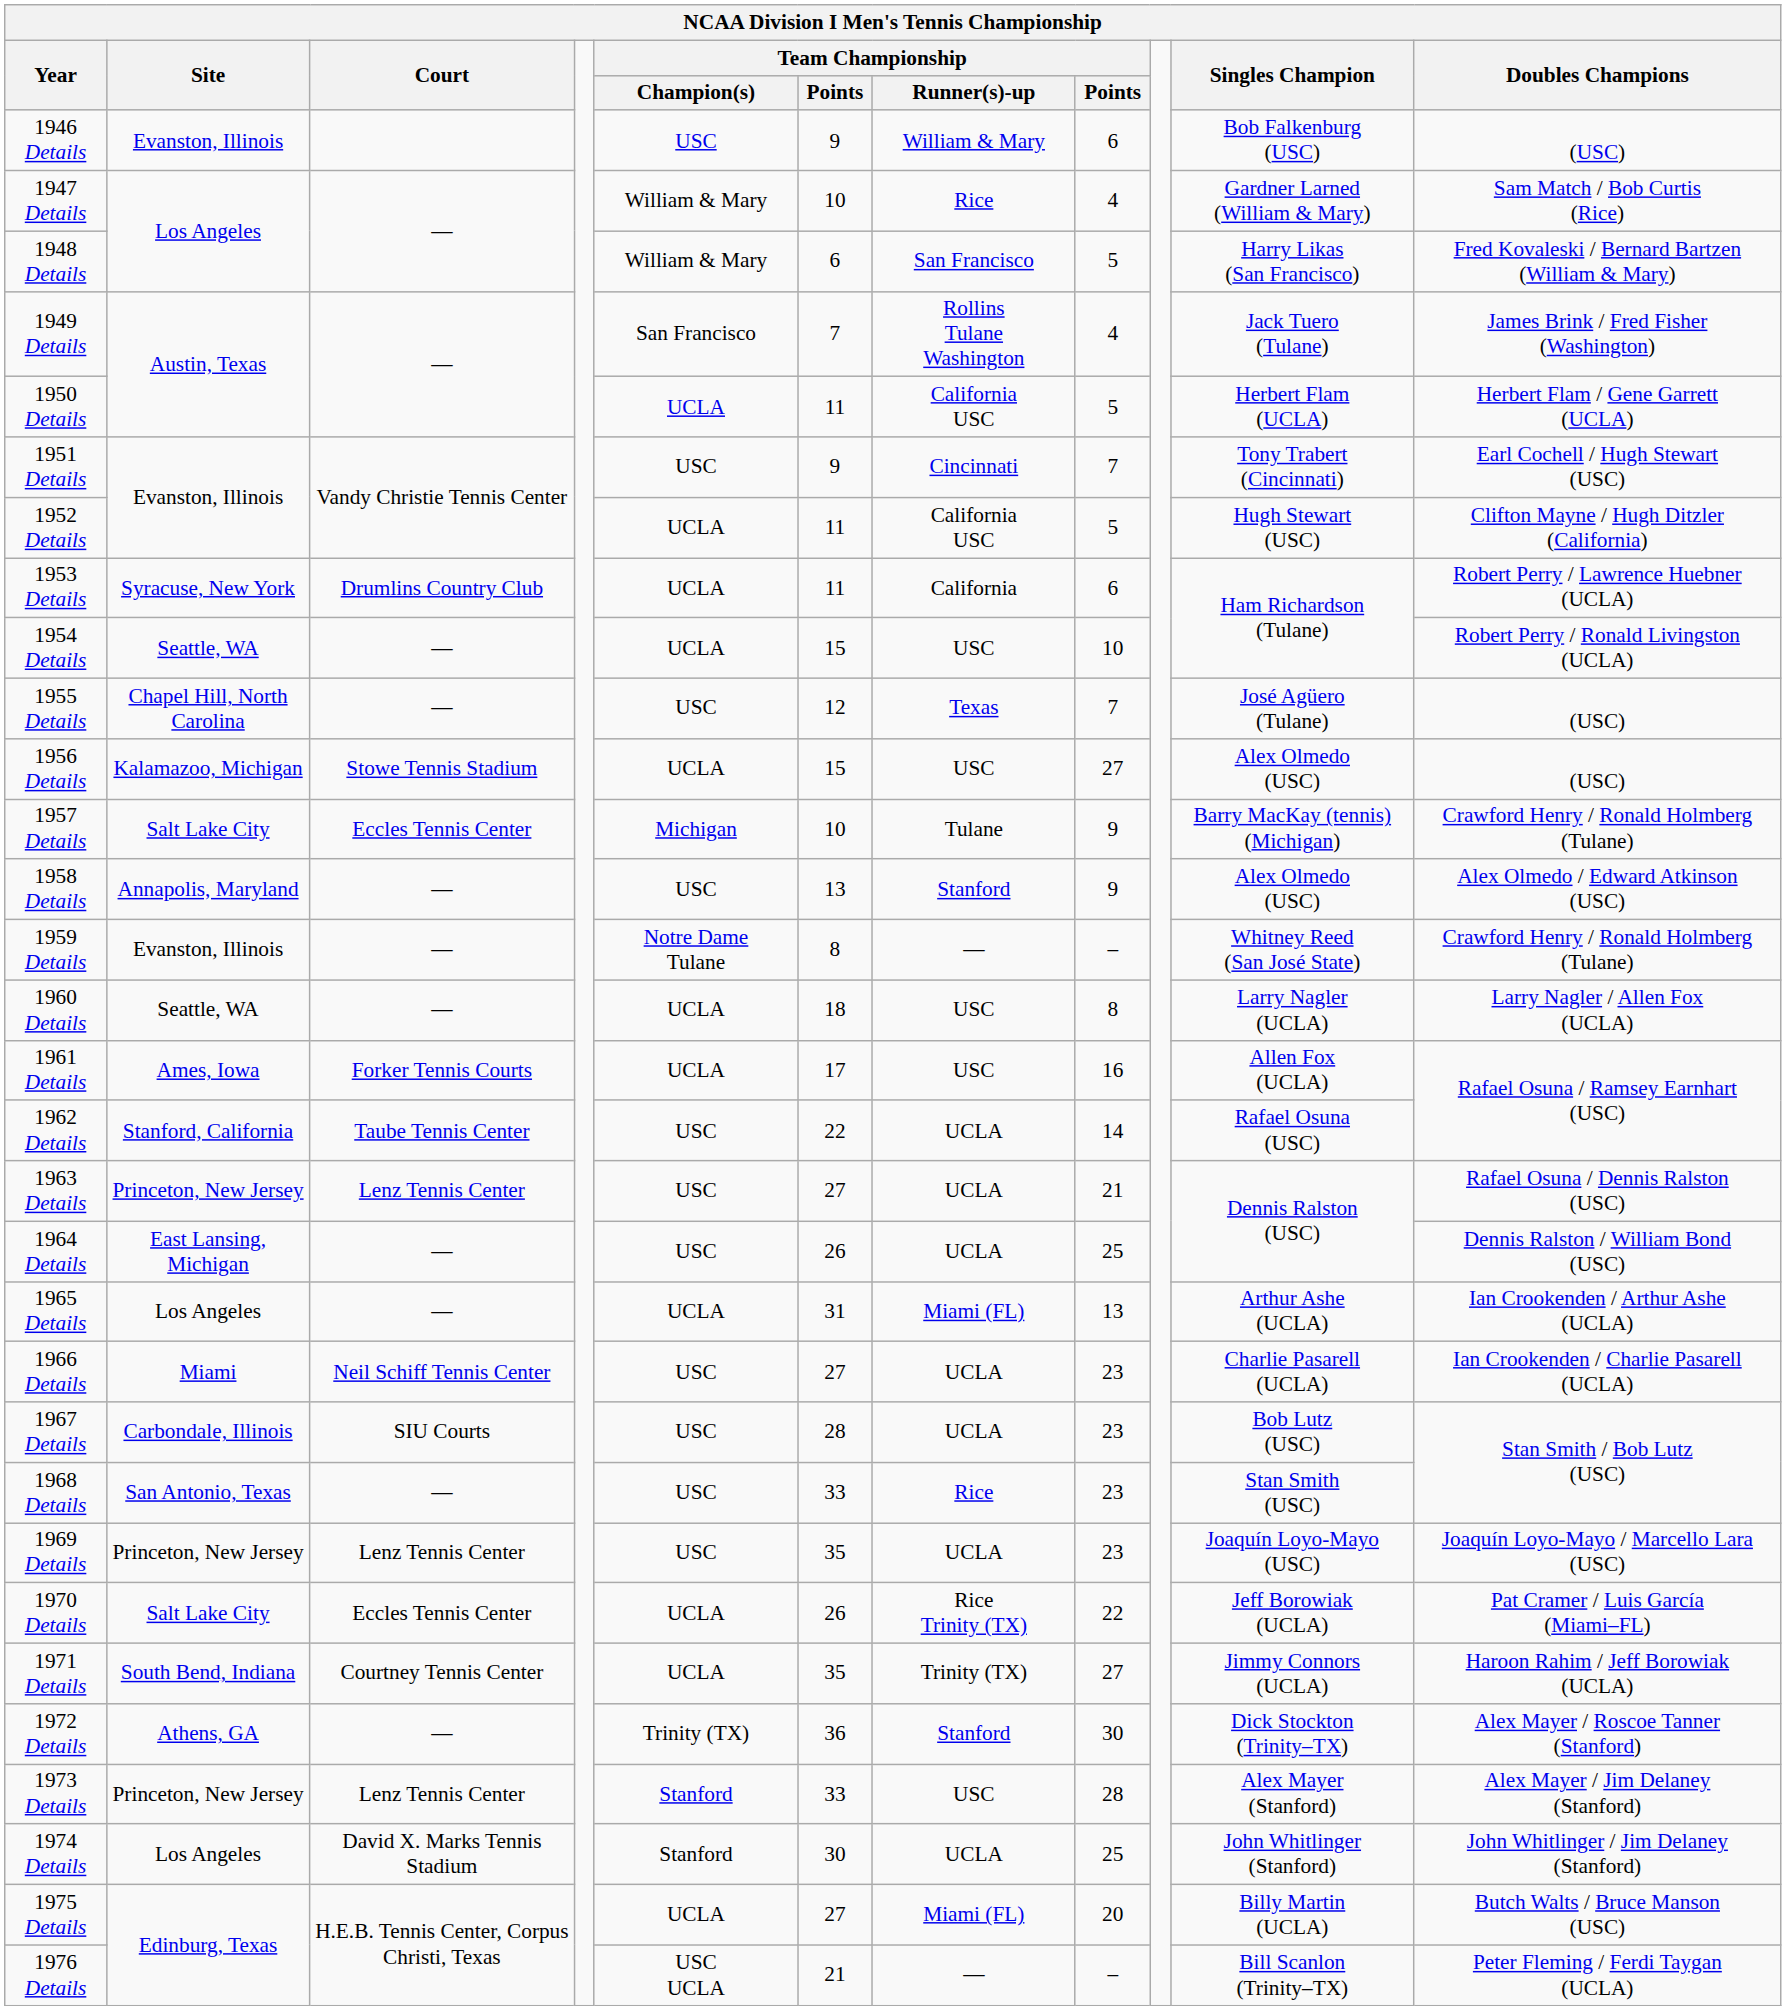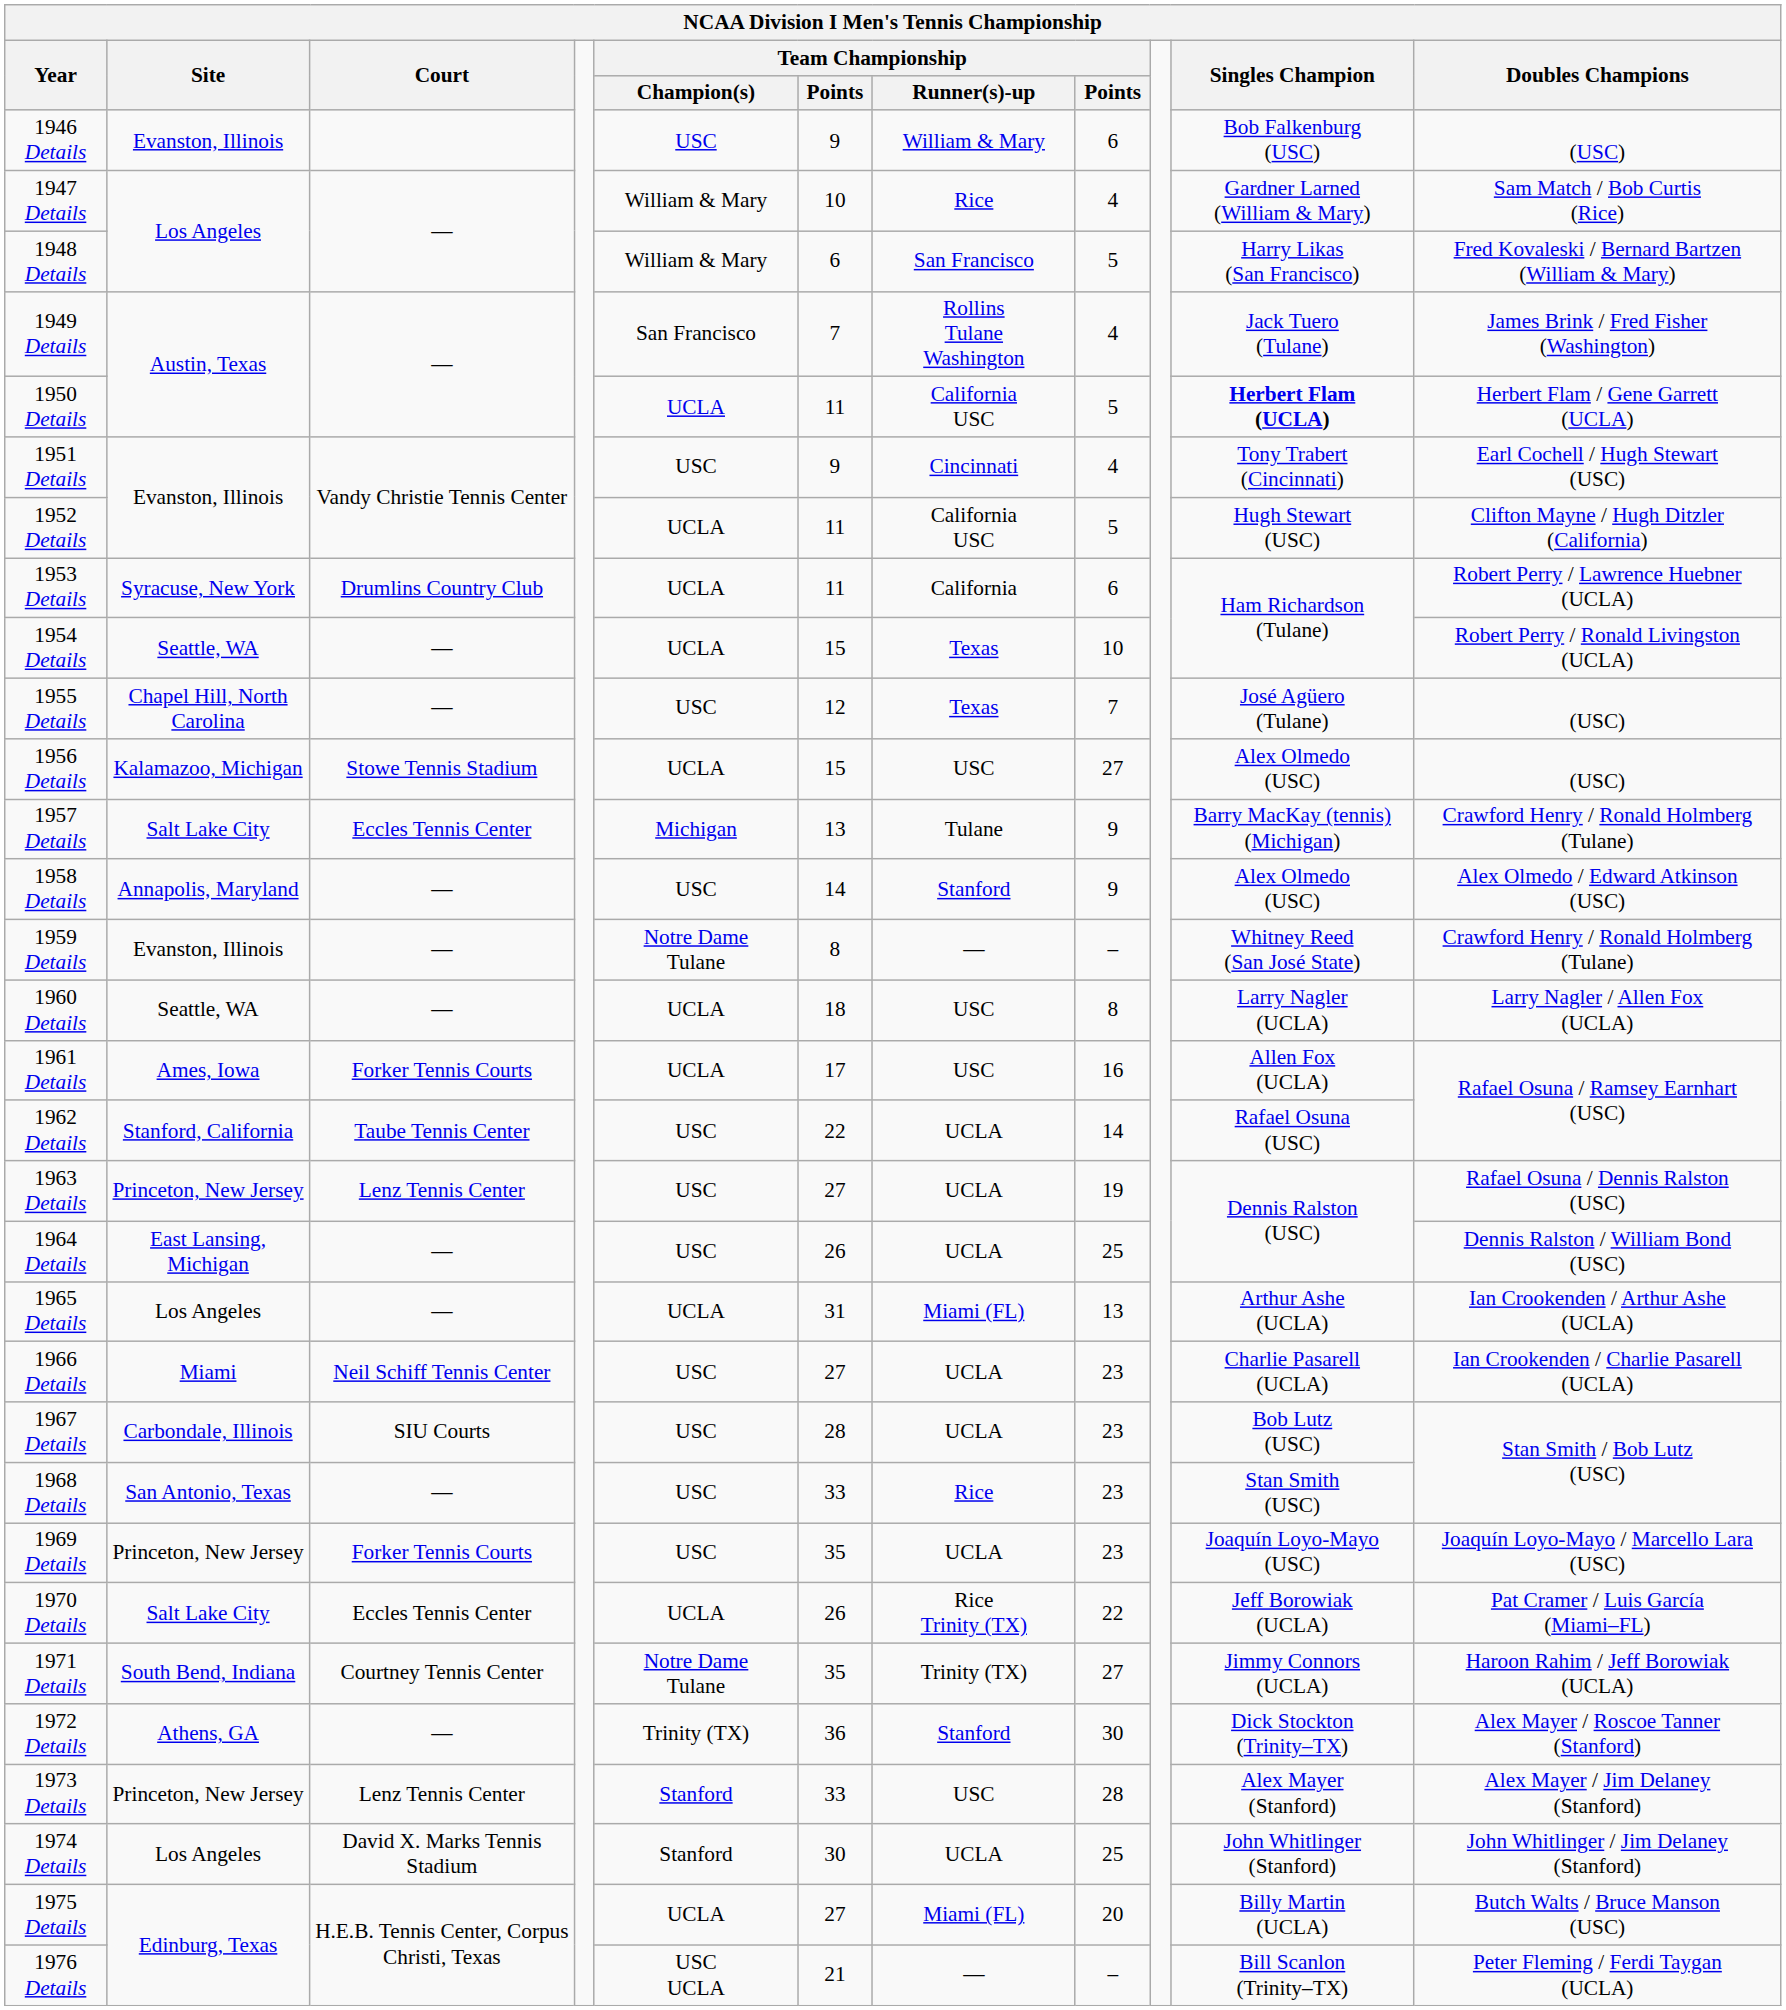(1292, 406) normal -> (1292, 406) bold
(1113, 467) 7 -> (1113, 467) 4
(974, 648) USC -> (974, 648) Texas
(835, 829) 10 -> (835, 829) 13
(835, 889) 13 -> (835, 889) 14
(1113, 1190) 21 -> (1113, 1190) 19
(442, 1552) Lenz Tennis Center -> (442, 1552) Forker Tennis Courts
(696, 1673) UCLA -> (696, 1673) Notre Dame Tulane
